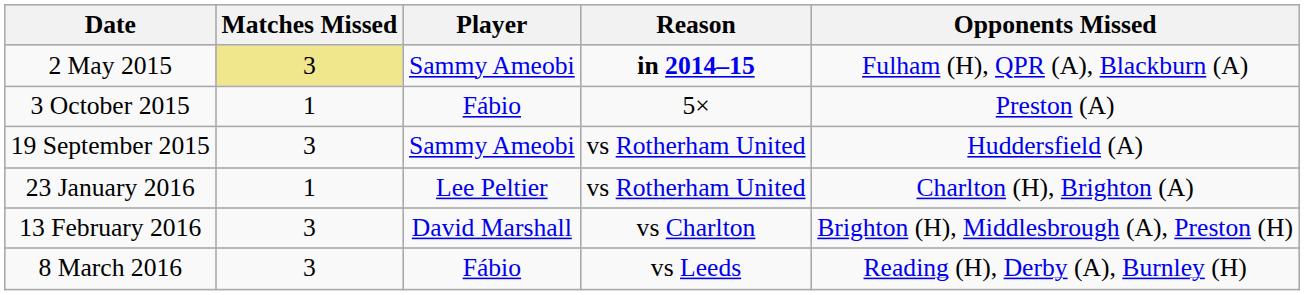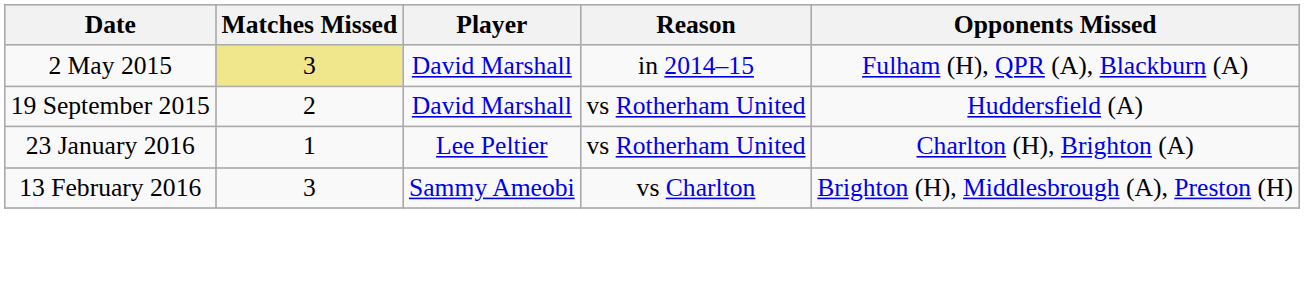(492, 65) Sammy Ameobi -> (492, 65) David Marshall
(696, 65) bold -> (696, 65) normal
- row: (110, 106)
(309, 146) 3 -> (309, 106) 2
(492, 146) Sammy Ameobi -> (492, 106) David Marshall
(492, 227) David Marshall -> (492, 187) Sammy Ameobi
- row: (110, 268)
